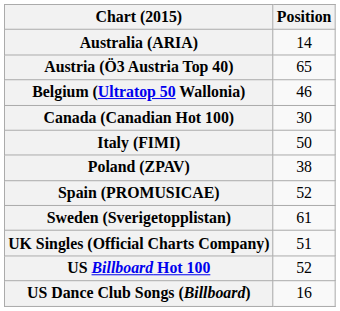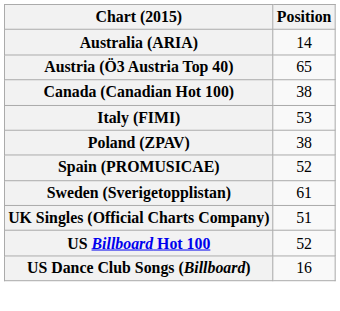- row: (139, 92)
(304, 117) 30 -> (304, 92) 38
(304, 142) 50 -> (304, 117) 53
